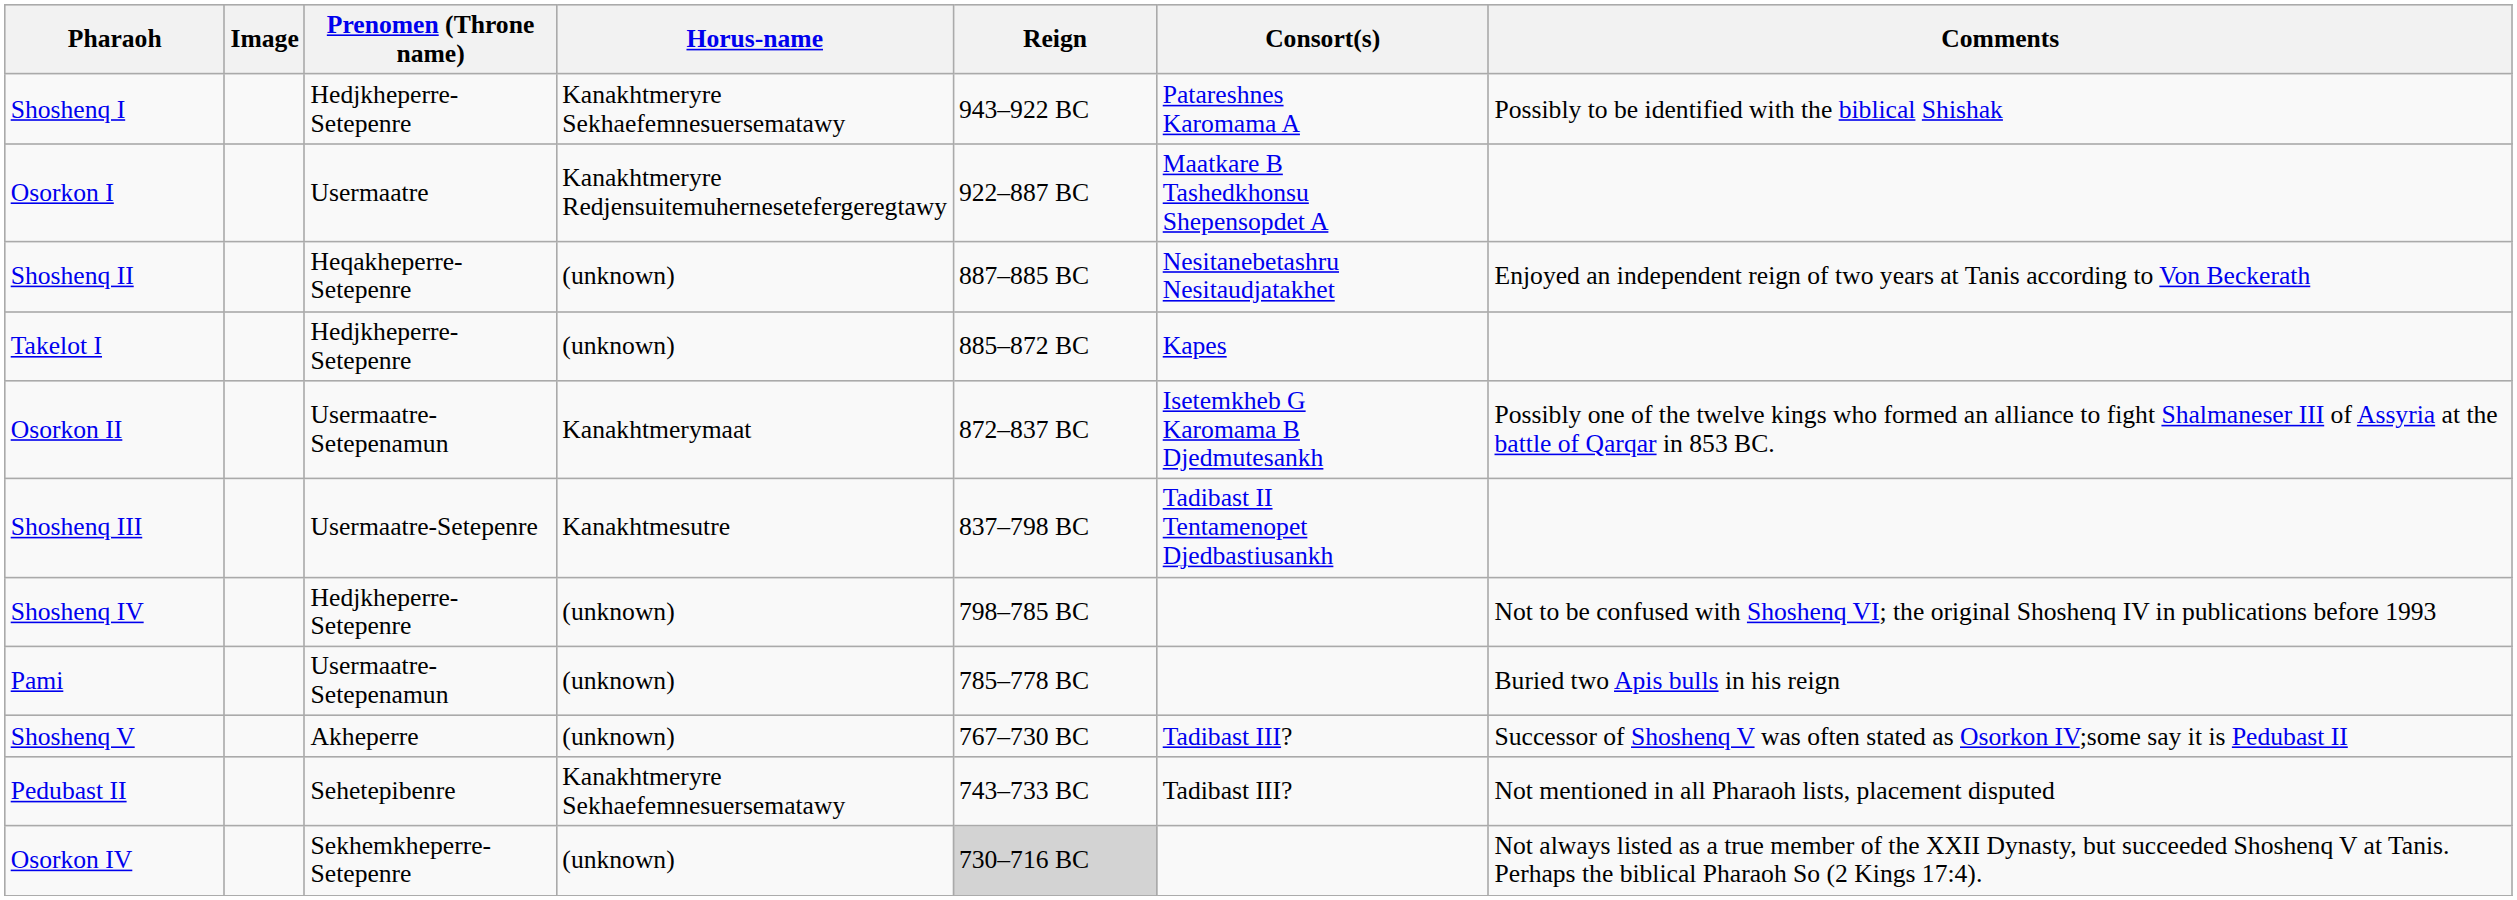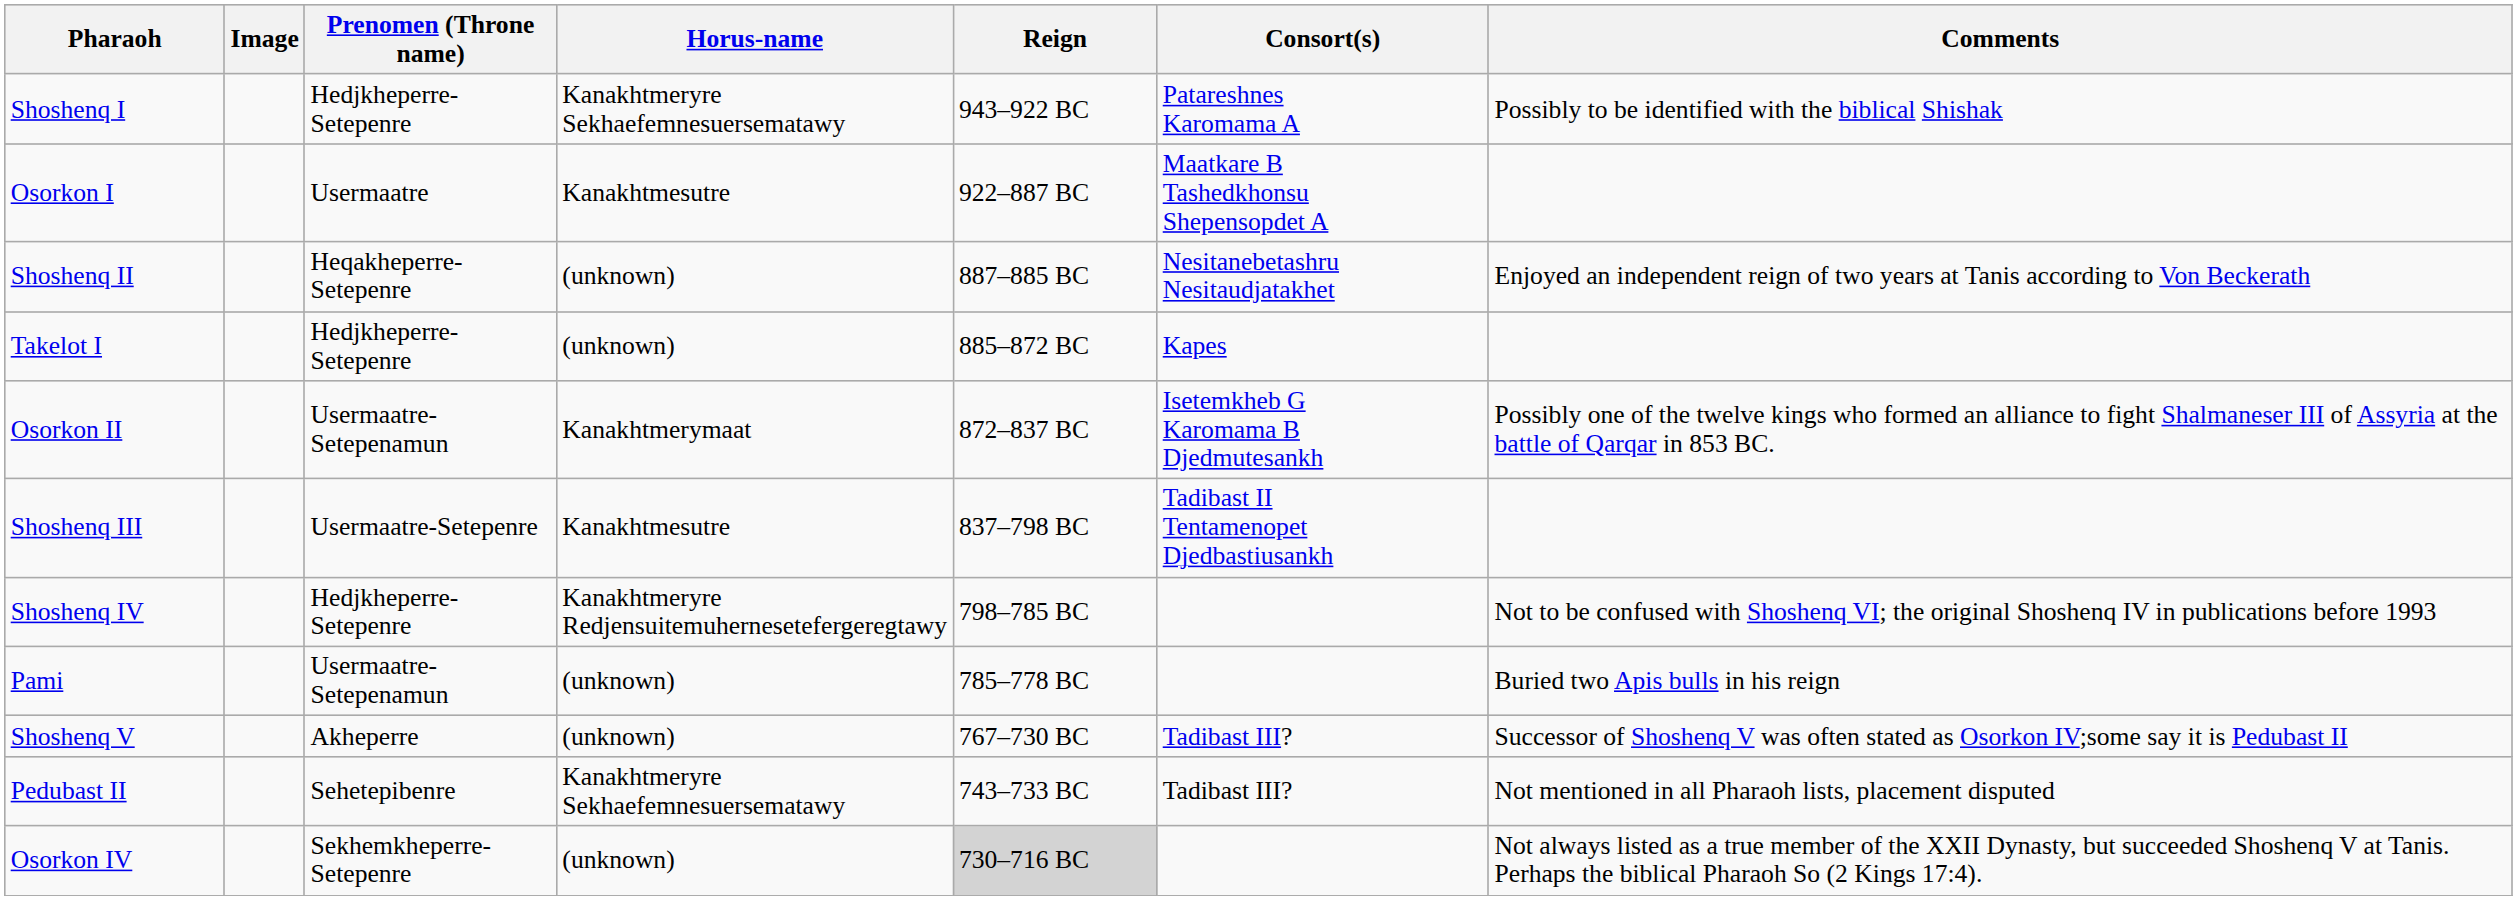(755, 192) Kanakhtmeryre Redjensuitemuhernesetefergeregtawy -> (646, 192) Kanakhtmesutre
(619, 611) (unknown) -> (755, 611) Kanakhtmeryre Redjensuitemuhernesetefergeregtawy
